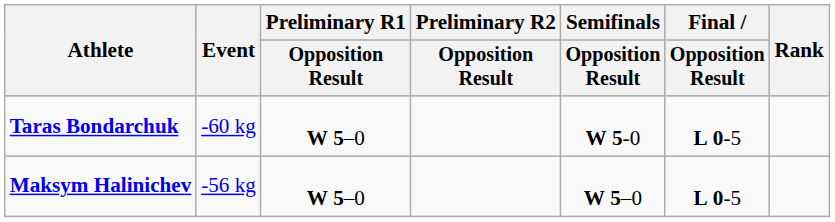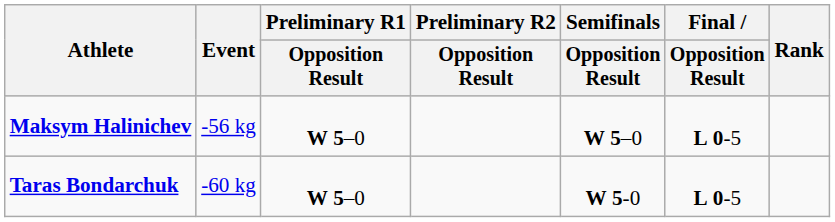rows swapped: (100, 186) <-> (94, 126)
